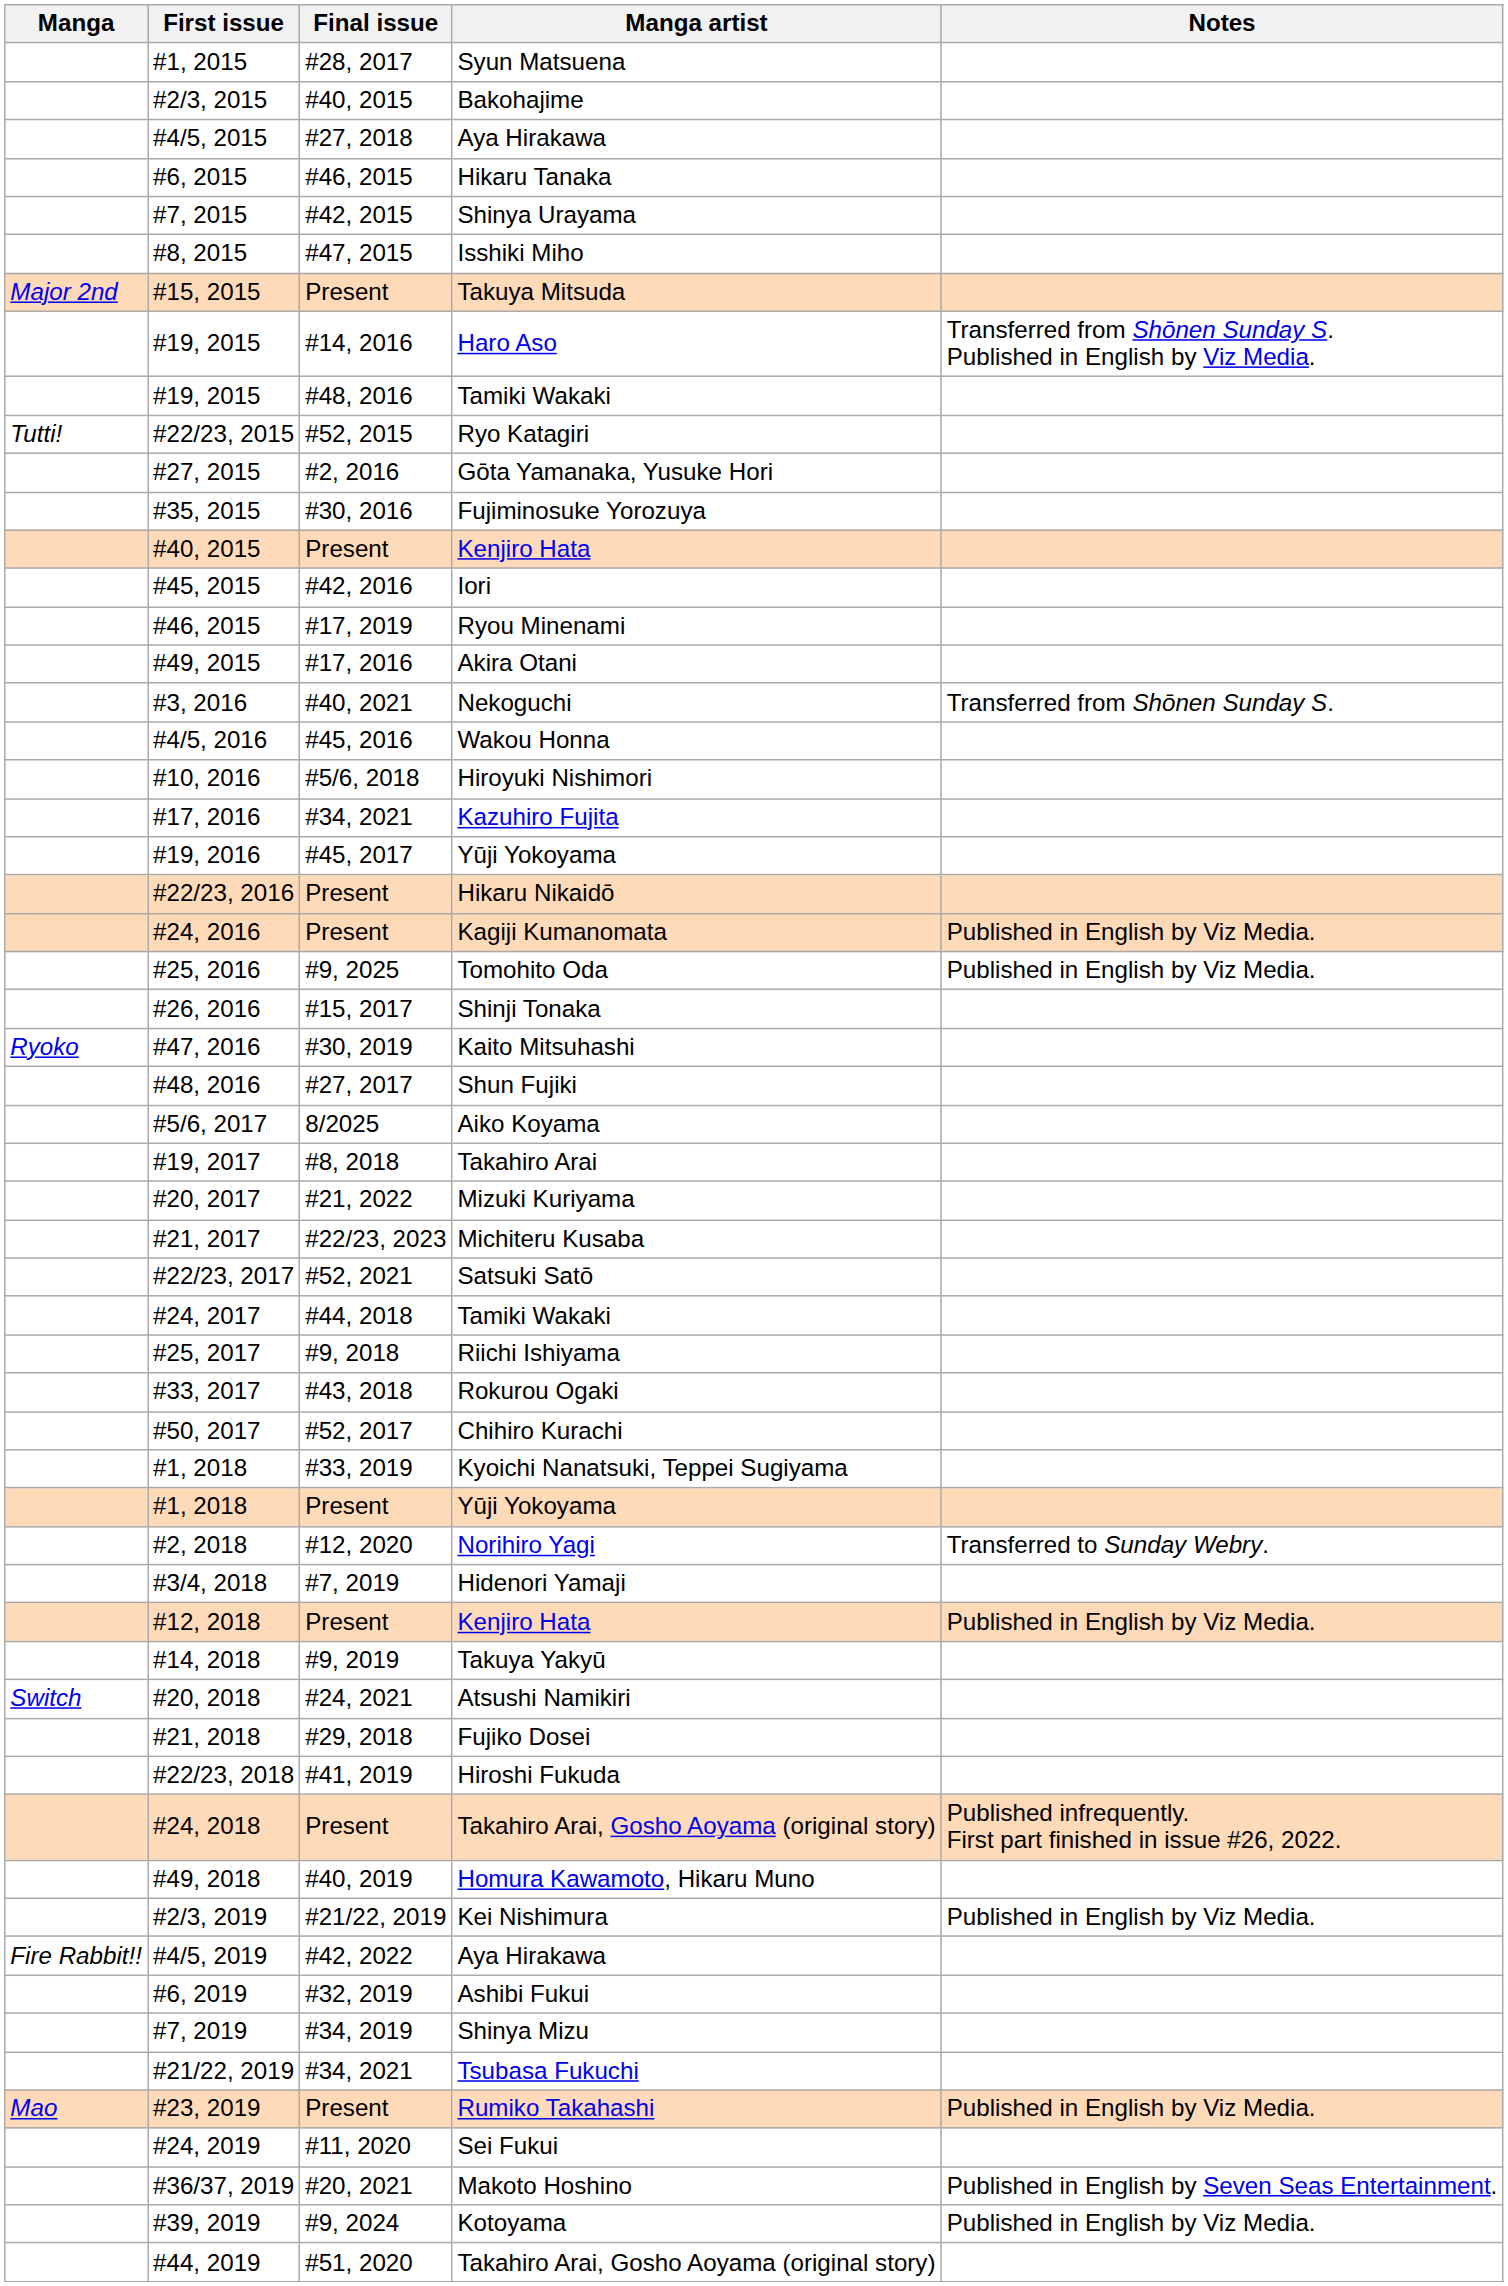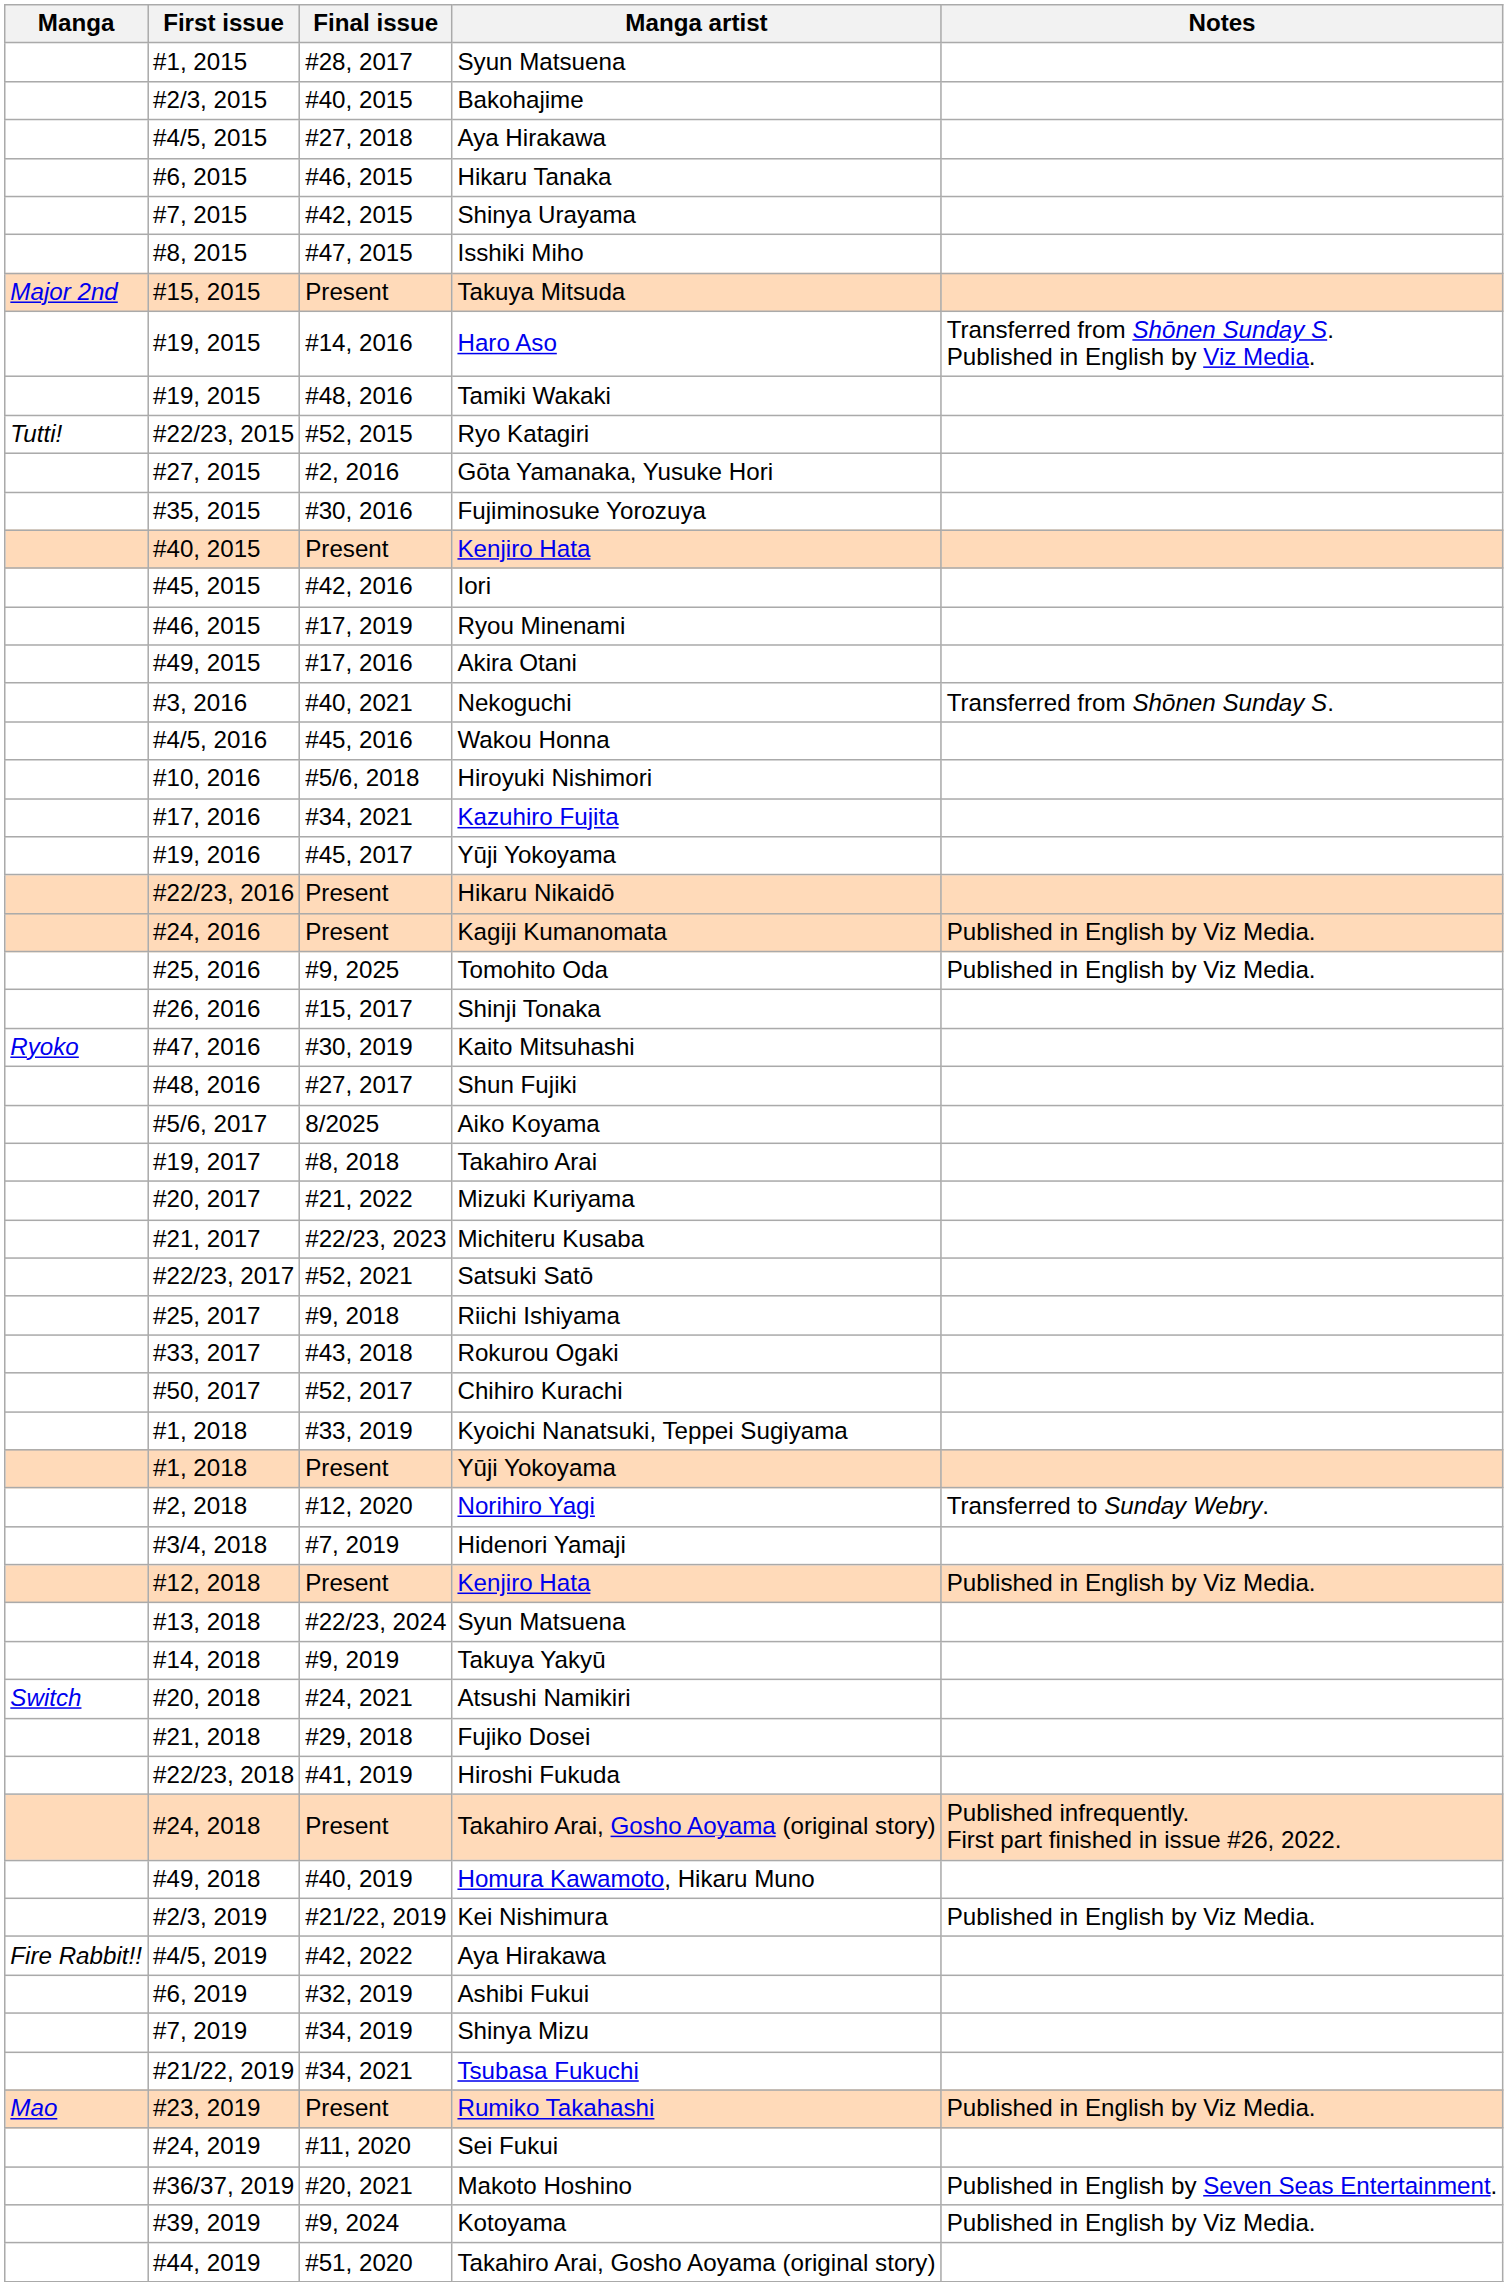- row: (207, 1315)
+ row: (207, 1621)
